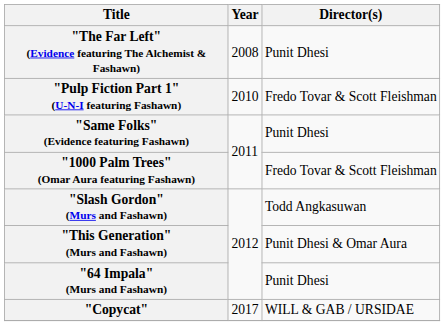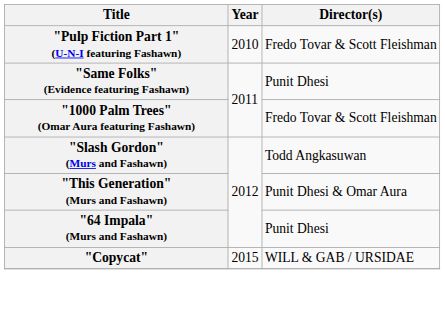- row: (116, 52)
(245, 310) 2017 -> (245, 258) 2015
